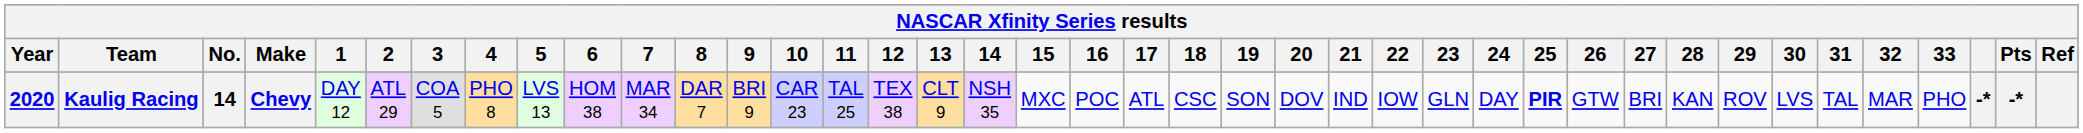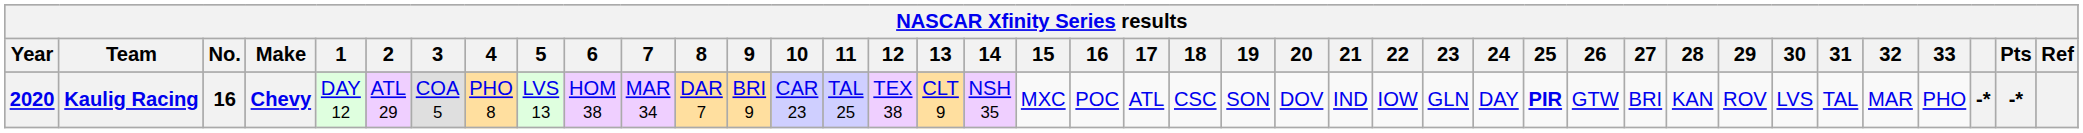(225, 100) 14 -> (225, 100) 16
